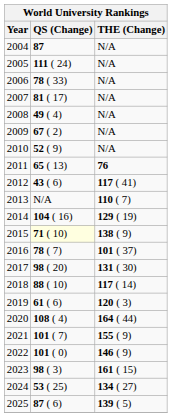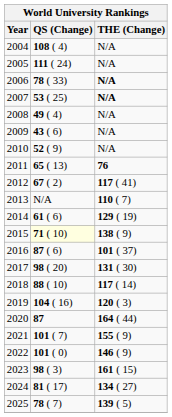(39, 47) 87 -> (50, 47) 108 ( 4)
(107, 81) normal -> (107, 81) bold
(50, 98) 81 ( 17) -> (50, 98) 53 ( 25)
(107, 98) normal -> (107, 98) bold
(47, 132) 67 ( 2) -> (47, 132) 43 ( 6)
(47, 183) 43 ( 6) -> (47, 183) 67 ( 2)
(53, 217) 104 ( 16) -> (47, 217) 61 ( 6)
(47, 251) 78 ( 7) -> (47, 251) 87 ( 6)
(47, 302) 61 ( 6) -> (53, 302) 104 ( 16)
(50, 319) 108 ( 4) -> (39, 319) 87
(50, 387) 53 ( 25) -> (50, 387) 81 ( 17)
(47, 404) 87 ( 6) -> (47, 404) 78 ( 7)
